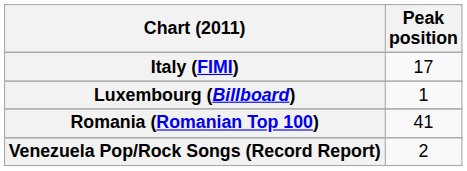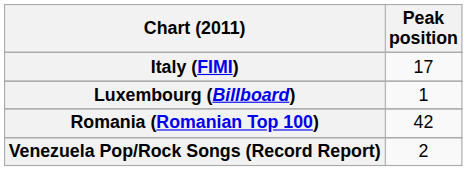(423, 123) 41 -> (423, 123) 42
